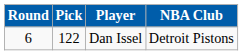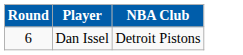- column: (69, 15)
